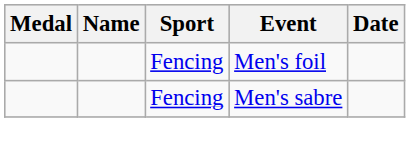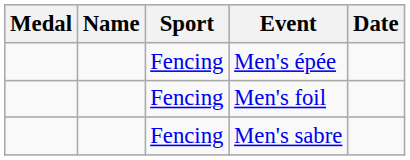+ row: (285, 61)
